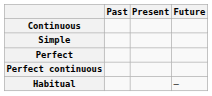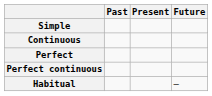rows swapped: (54, 40) <-> (54, 26)
